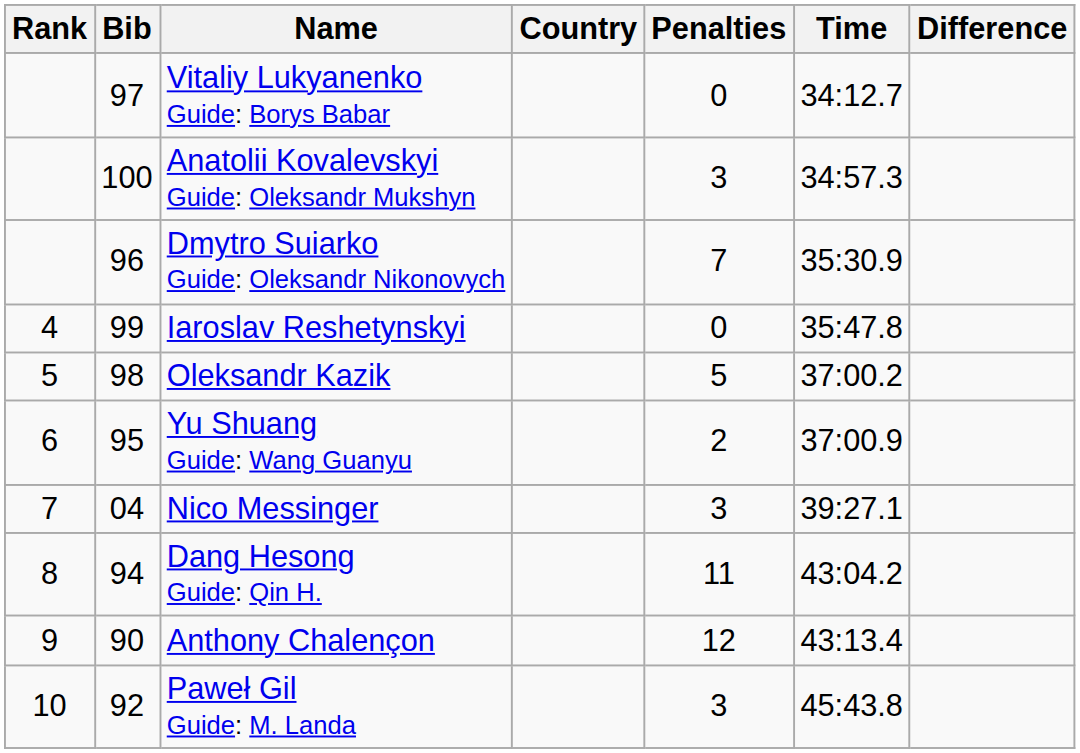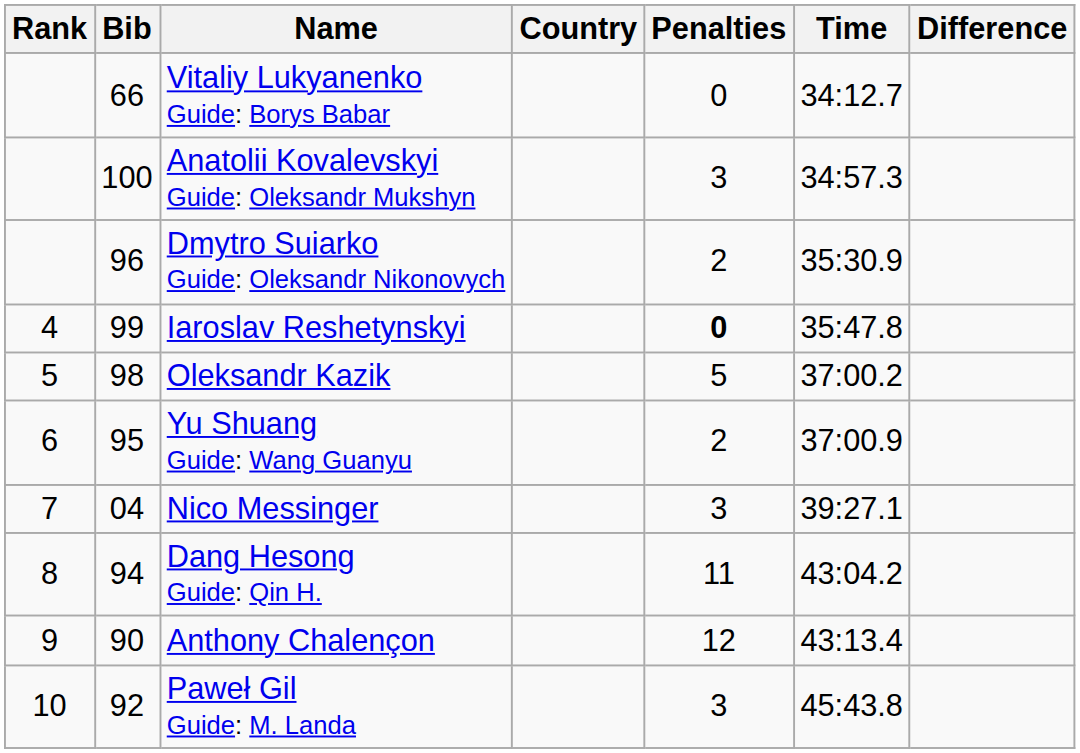(127, 94) 97 -> (127, 94) 66
(719, 261) 7 -> (719, 261) 2
(719, 327) normal -> (719, 327) bold
